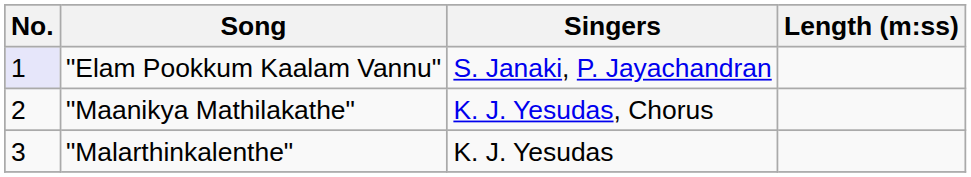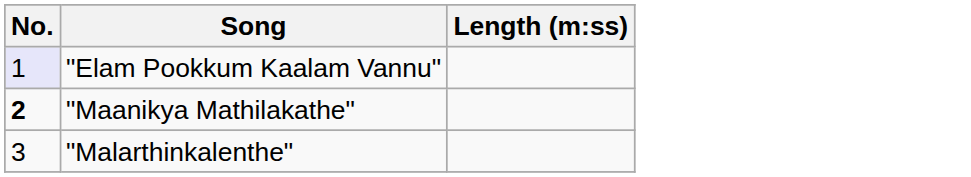- column: (613, 26)
(18, 110) normal -> (18, 110) bold
